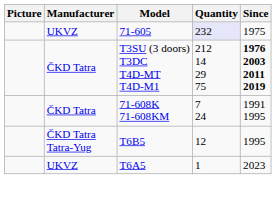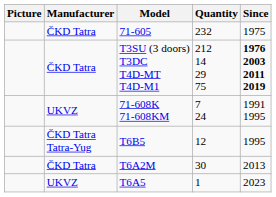(62, 31) UKVZ -> (71, 31) ČKD Tatra
(203, 31) lavender background -> (203, 31) no background
(71, 110) ČKD Tatra -> (62, 110) UKVZ
+ row: (138, 165)
